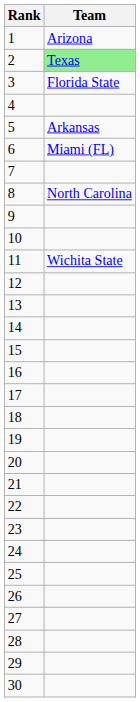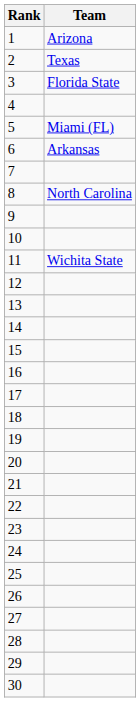(63, 60) lightgreen background -> (63, 60) no background
(73, 127) Arkansas -> (80, 127) Miami (FL)
(80, 149) Miami (FL) -> (73, 149) Arkansas
